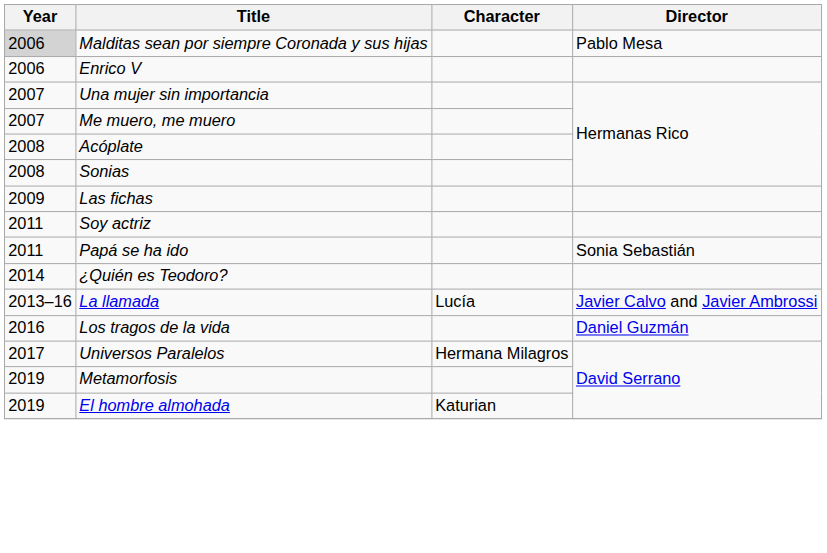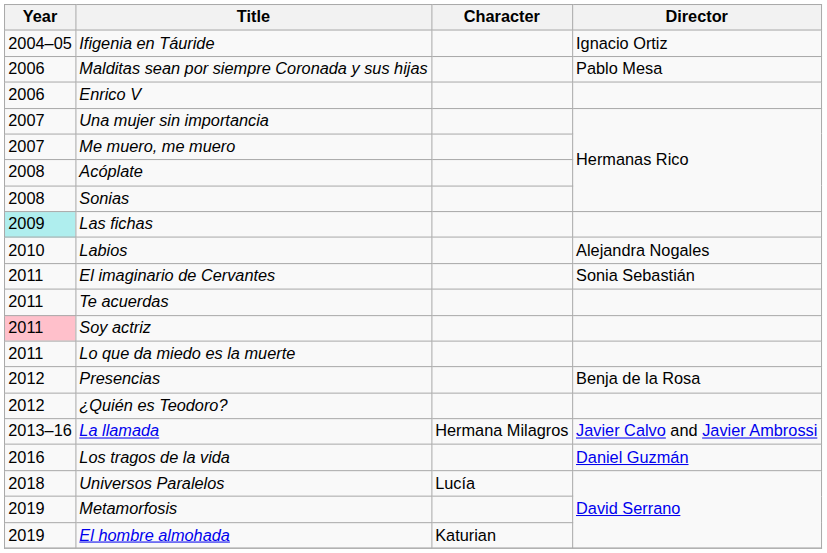+ row: (147, 43)
(26, 43) lightgrey background -> (26, 69) no background
(26, 198) no background -> (26, 224) paleturquoise background
+ row: (103, 250)
+ row: (177, 276)
+ row: (124, 302)
(26, 224) no background -> (26, 328) pink background
+ row: (187, 353)
- row: (134, 250)
+ row: (120, 379)
(26, 276) 2014 -> (26, 405) 2012
(455, 302) Lucía -> (502, 431) Hermana Milagros
(26, 353) 2017 -> (26, 483) 2018
(502, 353) Hermana Milagros -> (455, 483) Lucía
